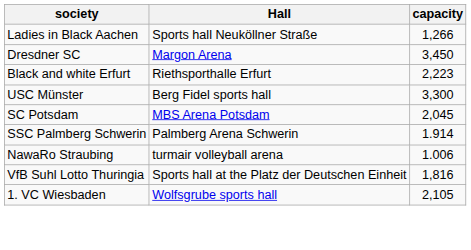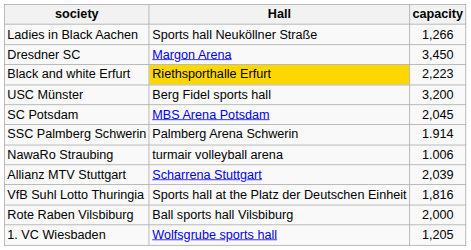(212, 74) no background -> (212, 74) gold background
(438, 94) 3,300 -> (438, 94) 3,200
+ row: (67, 174)
+ row: (70, 214)
(438, 194) 2,105 -> (438, 235) 1,205
